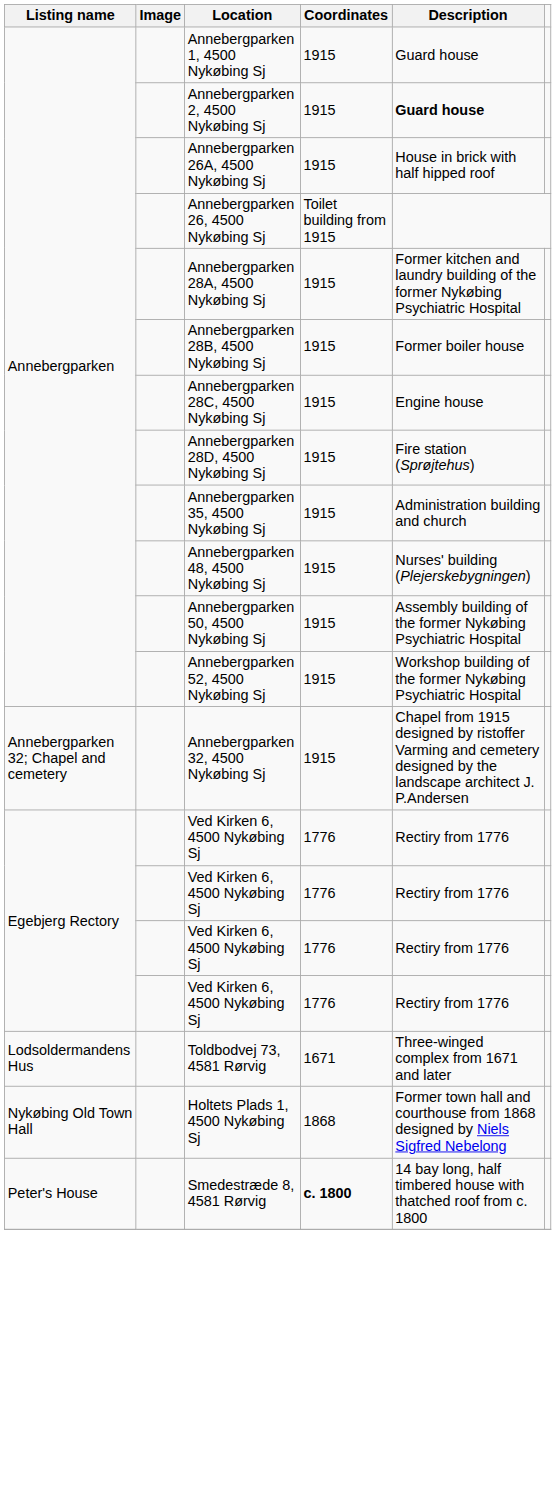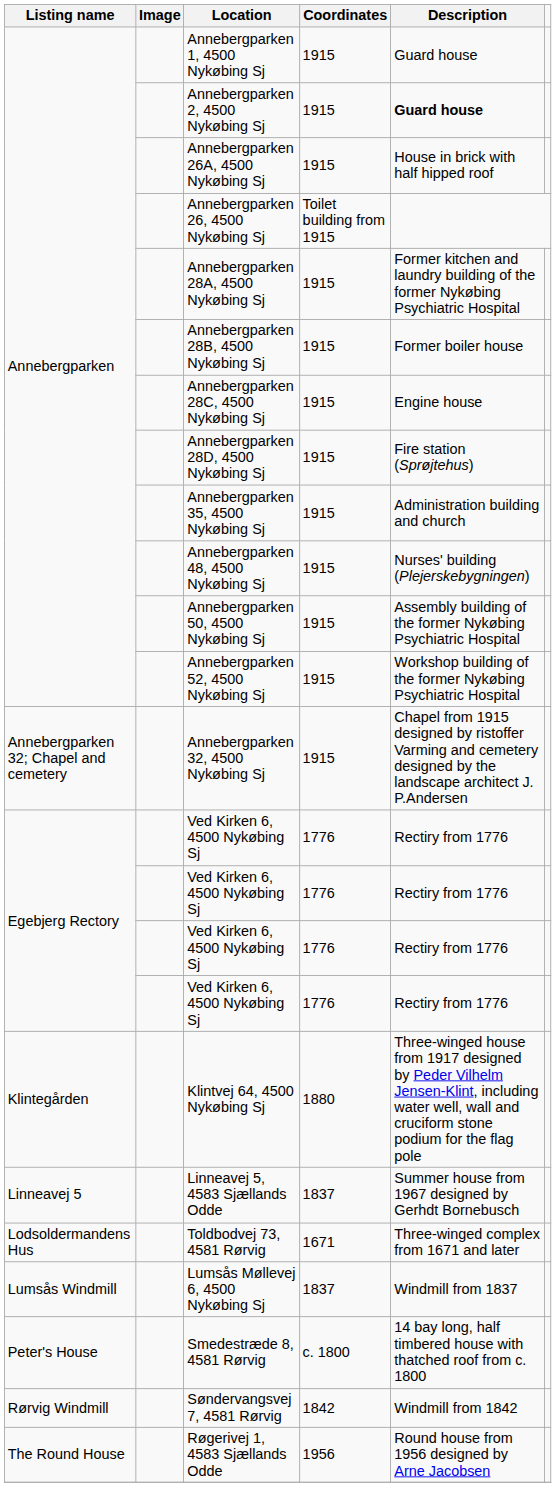+ row: (48, 1099)
+ row: (45, 1195)
+ row: (62, 1289)
- row: (70, 1122)
(327, 1193) bold -> (326, 1352) normal
+ row: (58, 1407)
+ row: (66, 1455)
